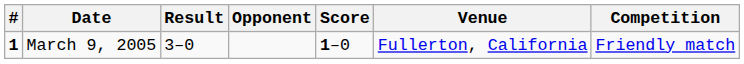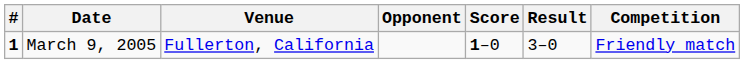columns swapped: (483, 18) <-> (194, 18)
